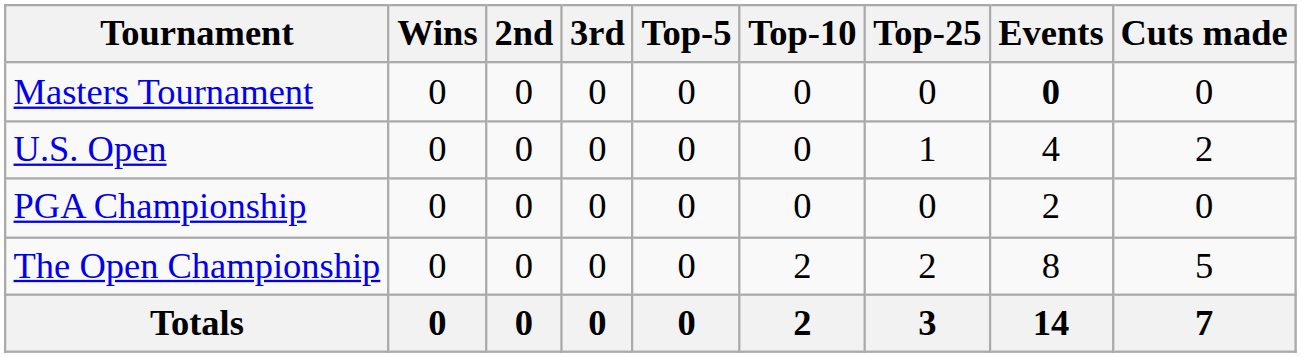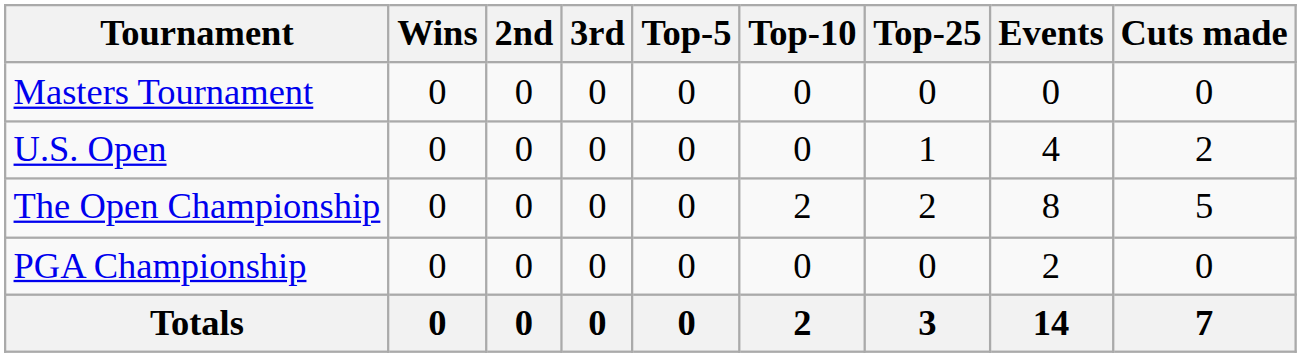(1051, 91) bold -> (1051, 91) normal
rows swapped: (197, 264) <-> (160, 206)
